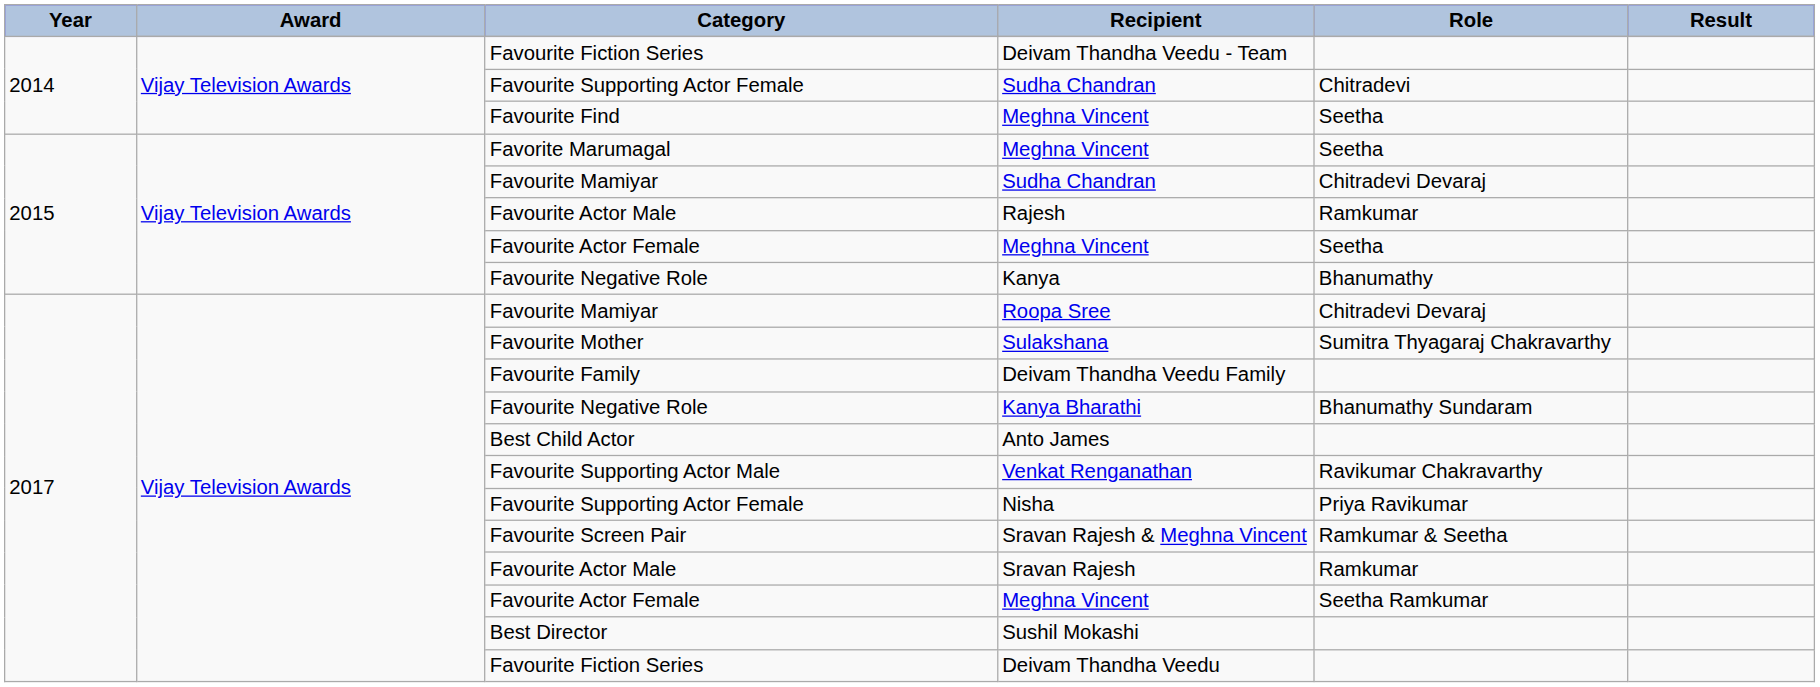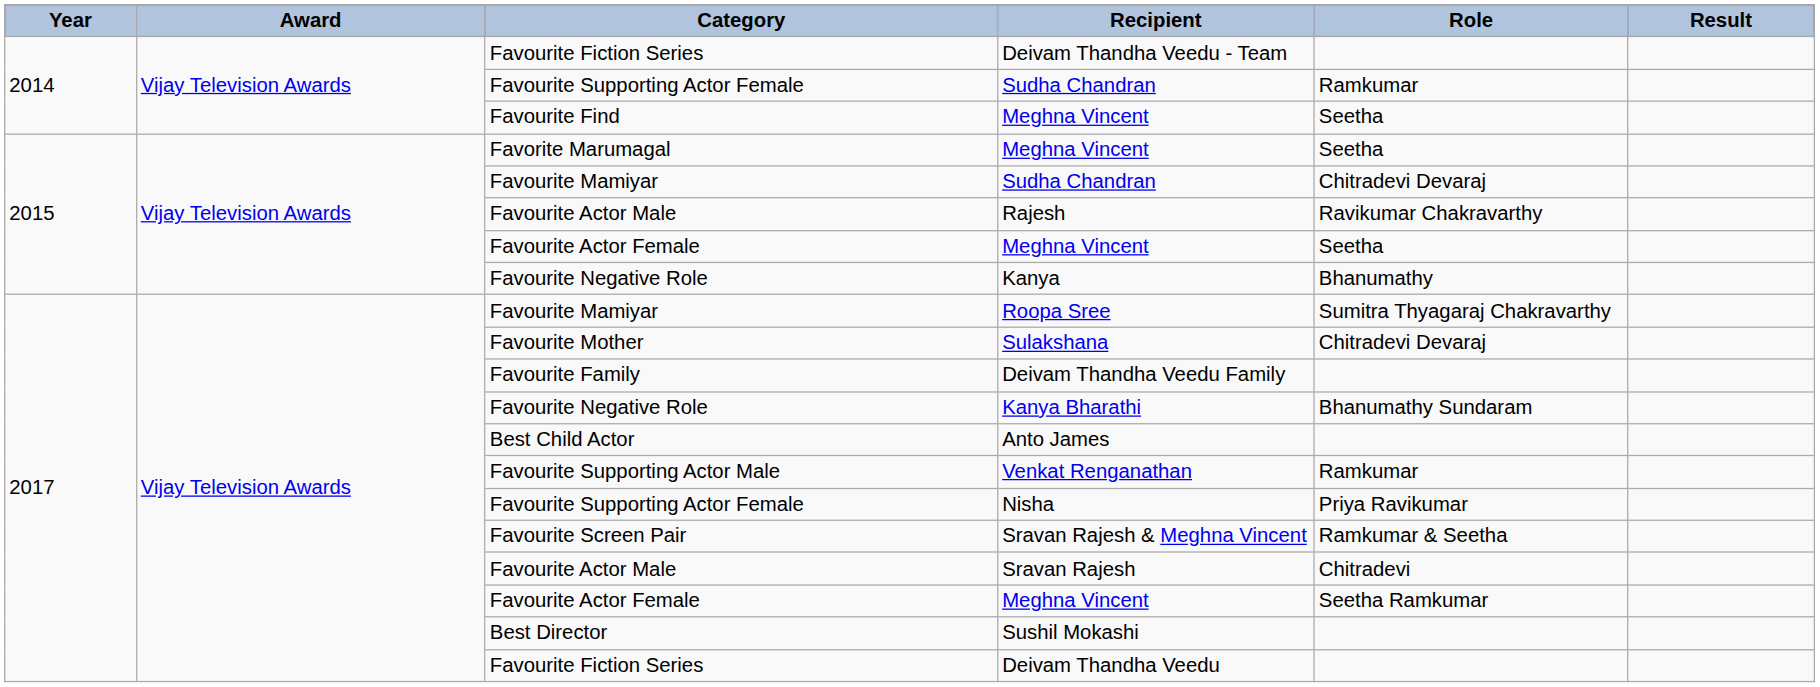(1365, 85) Chitradevi -> (1369, 85) Ramkumar
(1369, 213) Ramkumar -> (1431, 213) Ravikumar Chakravarthy
(1402, 310) Chitradevi Devaraj -> (1465, 310) Sumitra Thyagaraj Chakravarthy
(1465, 342) Sumitra Thyagaraj Chakravarthy -> (1402, 342) Chitradevi Devaraj
(1431, 471) Ravikumar Chakravarthy -> (1369, 471) Ramkumar
(1369, 568) Ramkumar -> (1365, 568) Chitradevi
